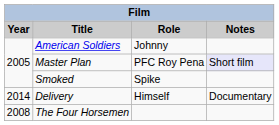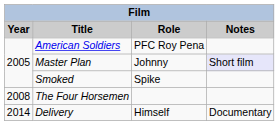(151, 46) Johnny -> (169, 46) PFC Roy Pena
(169, 63) PFC Roy Pena -> (151, 63) Johnny
rows swapped: (82, 113) <-> (54, 96)
